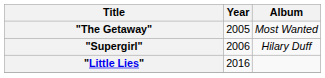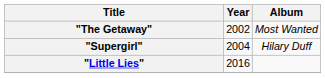(238, 30) 2005 -> (238, 30) 2002
(238, 47) 2006 -> (238, 47) 2004
